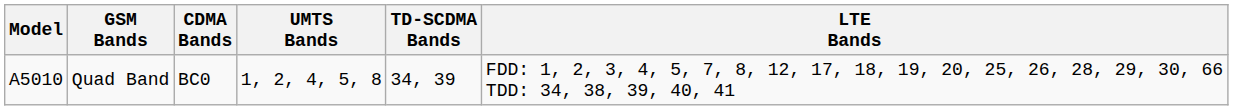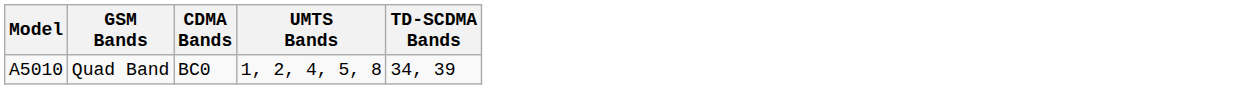- column: (854, 30)
